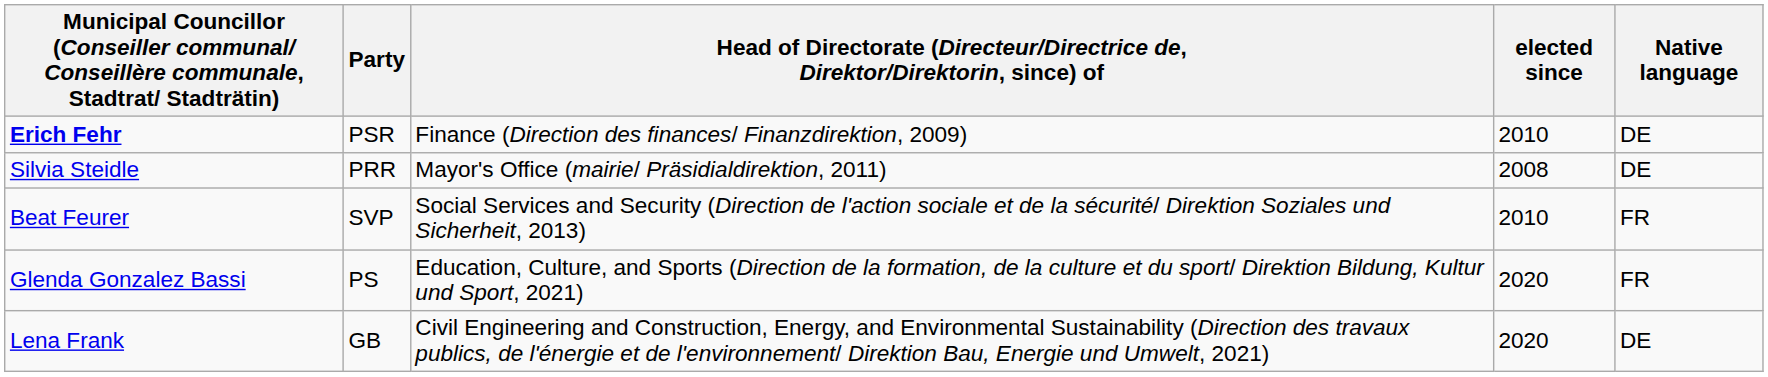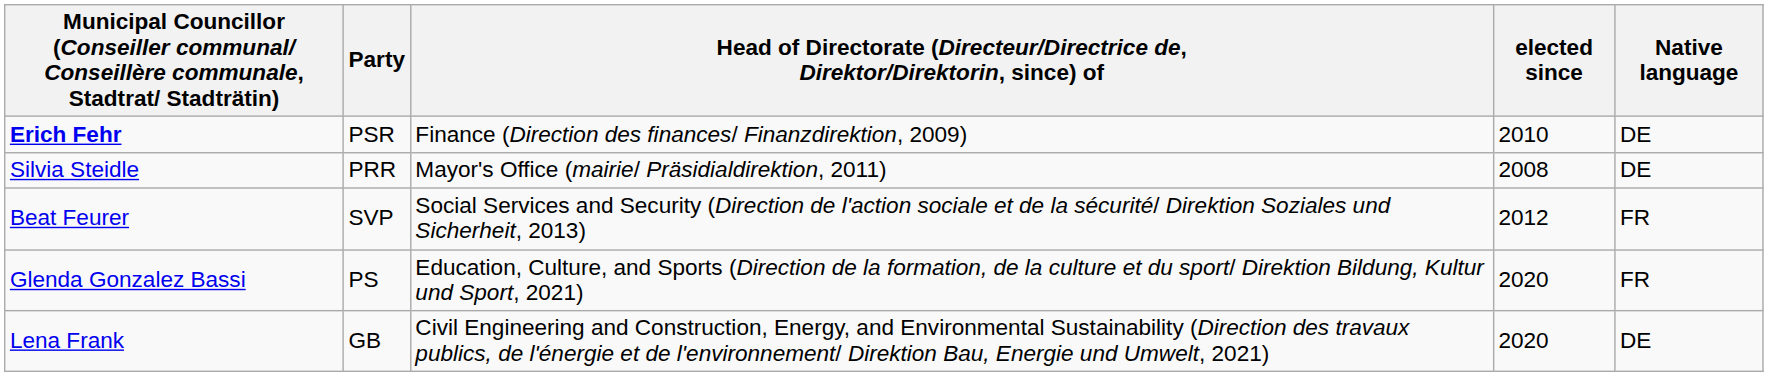(1524, 218) 2010 -> (1524, 218) 2012
